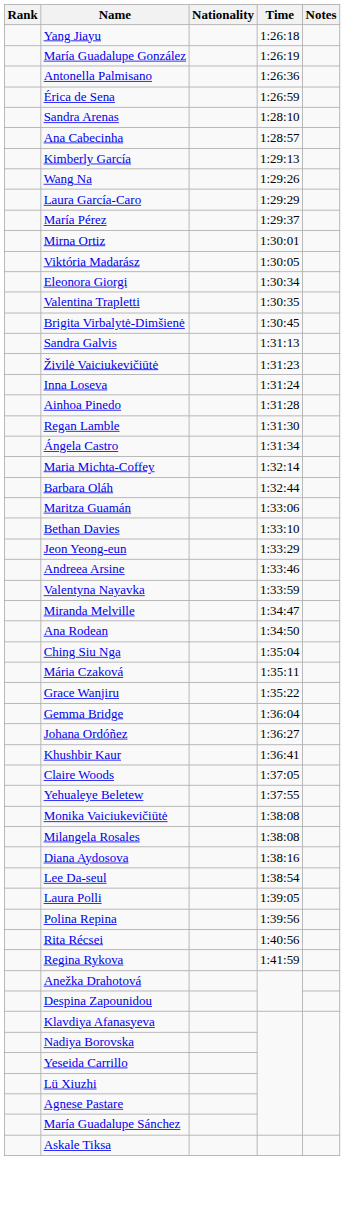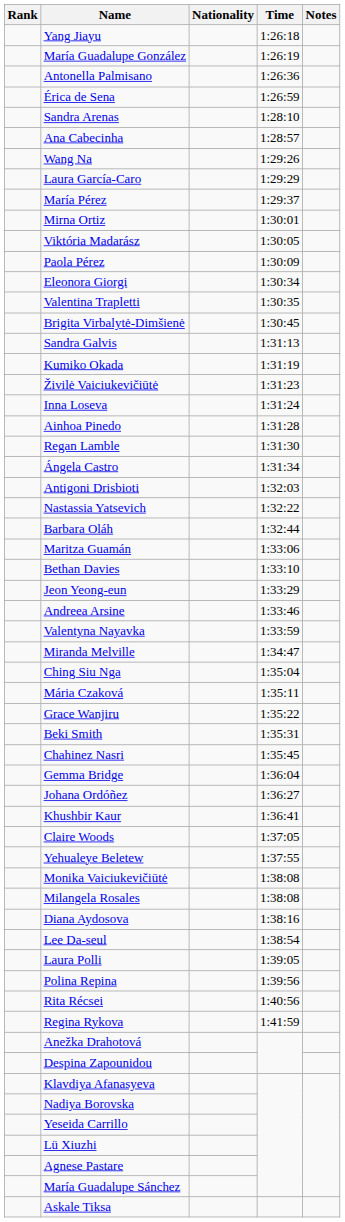- row: (87, 158)
+ row: (74, 261)
+ row: (83, 364)
+ row: (91, 487)
- row: (99, 466)
+ row: (95, 508)
- row: (76, 631)
+ row: (73, 734)
+ row: (84, 754)
